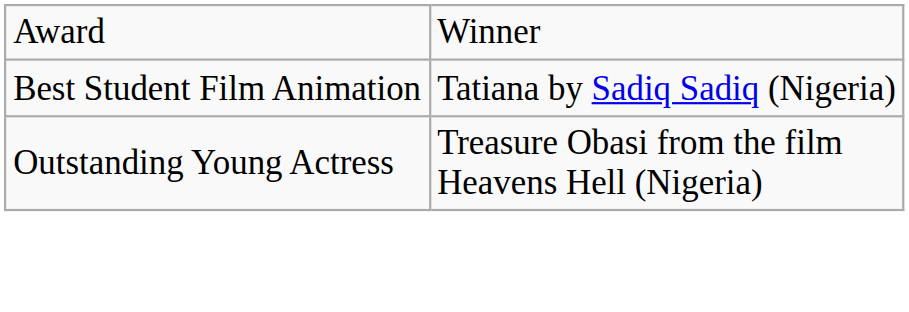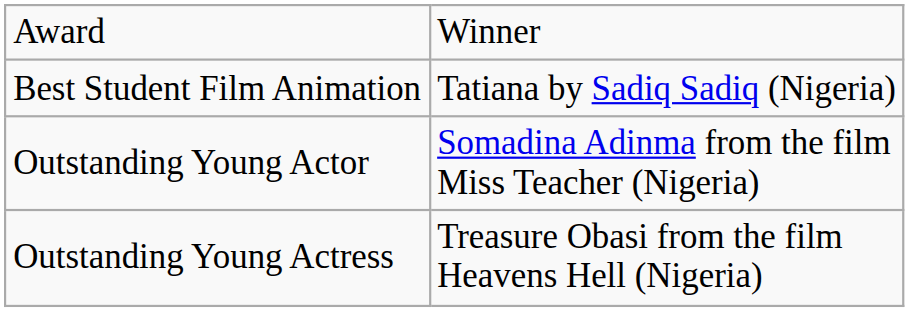+ row: (191, 162)
